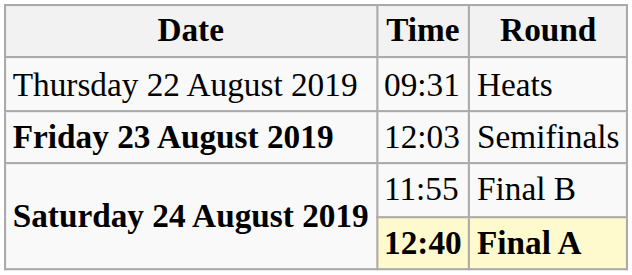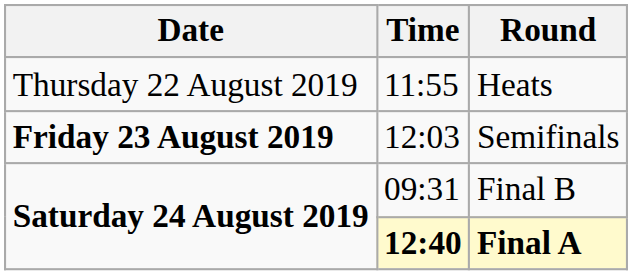(422, 83) 09:31 -> (421, 83) 11:55
(421, 189) 11:55 -> (422, 189) 09:31
